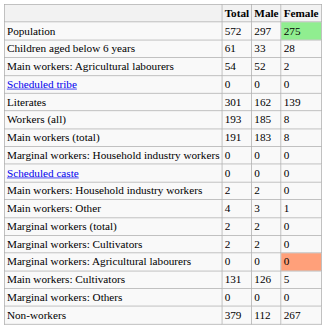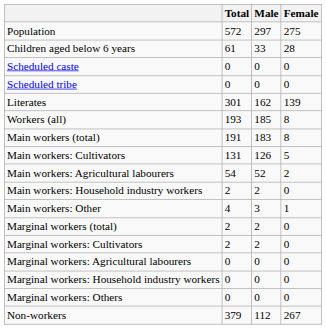(292, 31) lightgreen background -> (292, 31) no background
rows swapped: (43, 173) <-> (90, 66)
rows swapped: (66, 279) <-> (113, 155)
(287, 262) lightsalmon background -> (287, 262) no background
